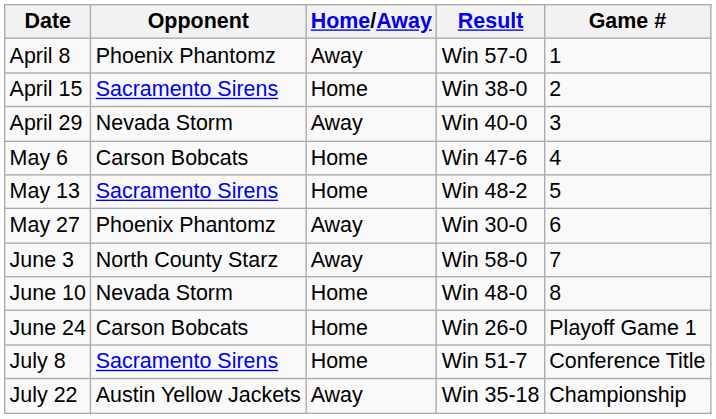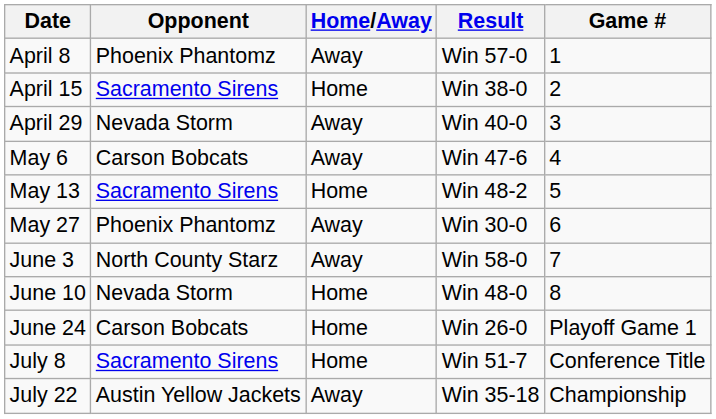(339, 157) Home -> (337, 157) Away
